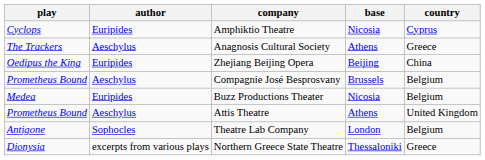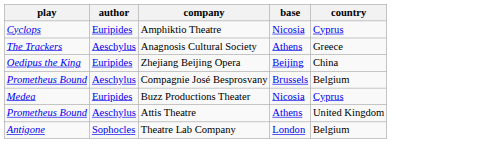(425, 96) Belgium -> (328, 96) Cyprus
- row: (278, 146)
